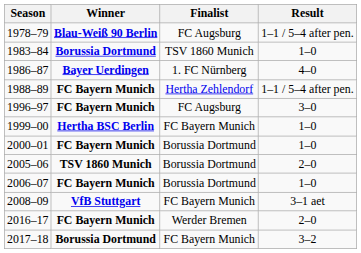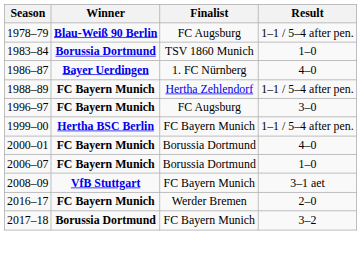(307, 126) 1–0 -> (307, 126) 1–1 / 5–4 after pen.
(307, 145) 1–0 -> (307, 145) 4–0
- row: (28, 164)
